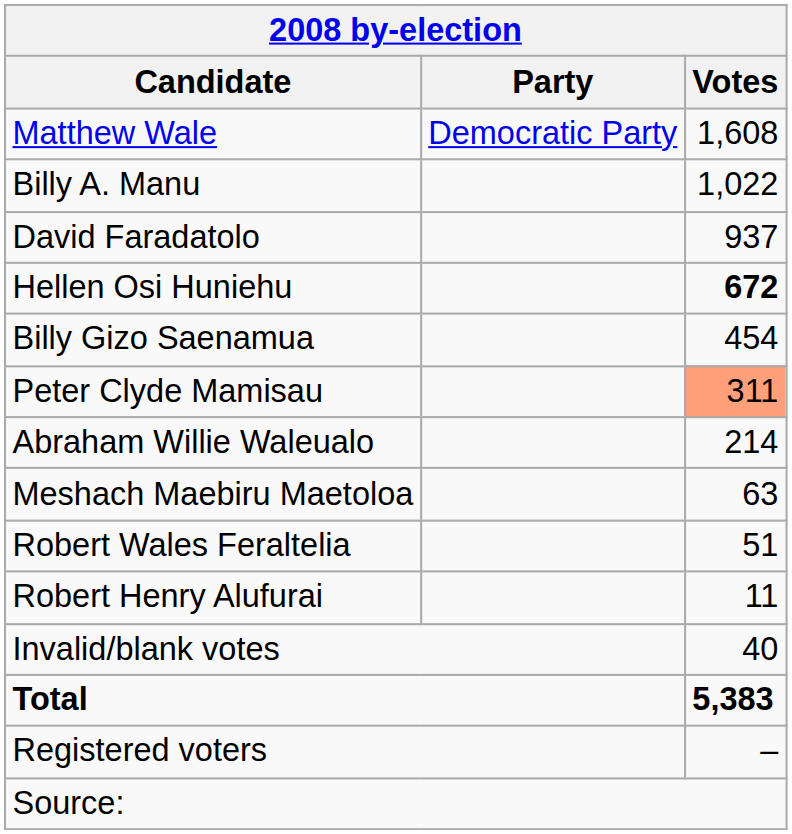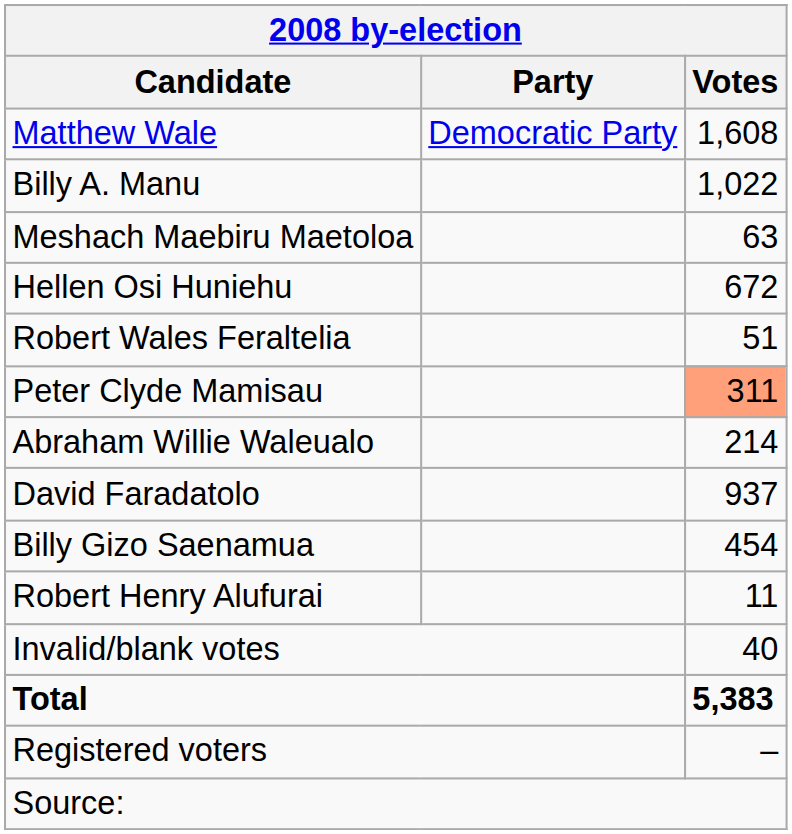rows swapped: (136, 236) <-> (213, 493)
(751, 287) bold -> (751, 287) normal
rows swapped: (163, 339) <-> (182, 545)
